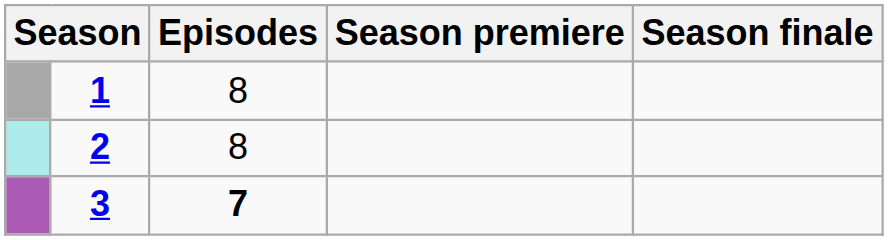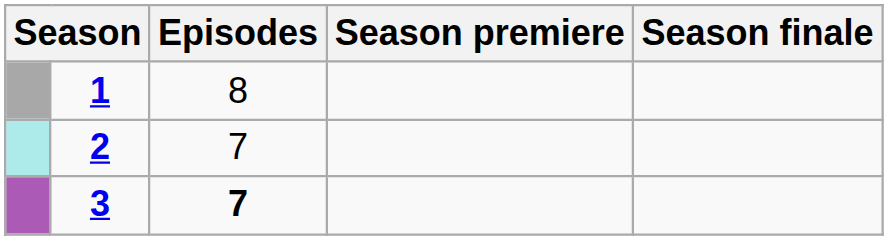(238, 147) 8 -> (238, 147) 7
